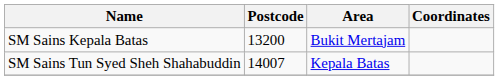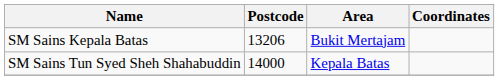(266, 39) 13200 -> (266, 39) 13206
(266, 63) 14007 -> (266, 63) 14000
